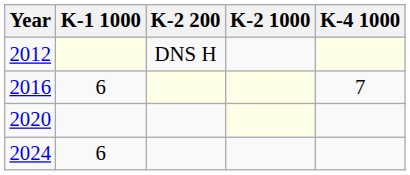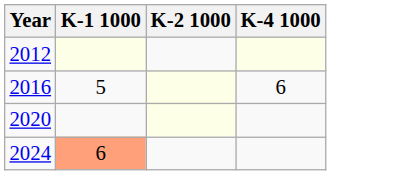- column: (185, 20)
(101, 86) 6 -> (101, 86) 5
(360, 86) 7 -> (281, 86) 6
(101, 152) no background -> (101, 152) lightsalmon background
